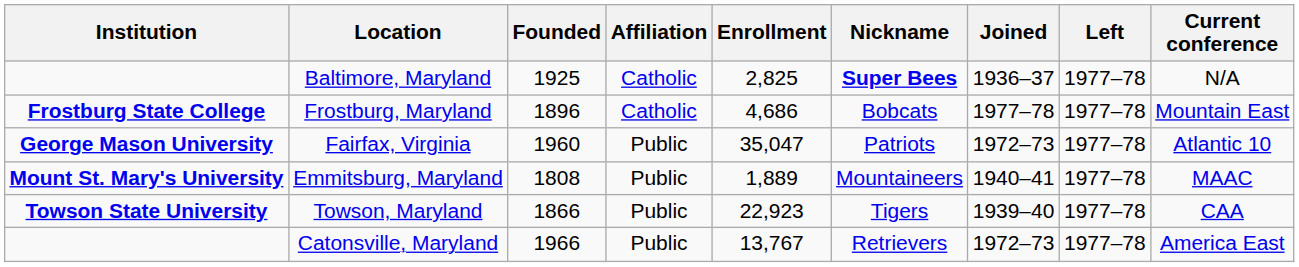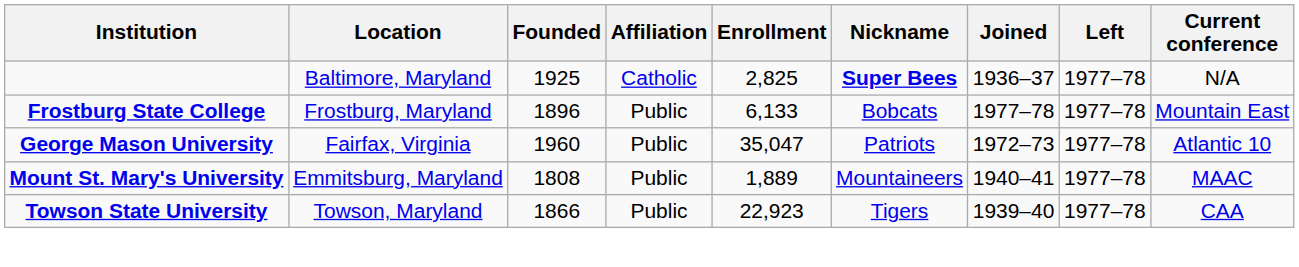(659, 111) Catholic -> (659, 111) Public
(772, 111) 4,686 -> (772, 111) 6,133
- row: (398, 244)
